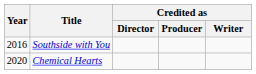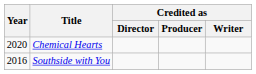rows swapped: (71, 45) <-> (67, 61)
